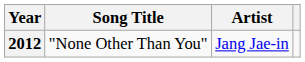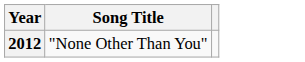- column: (252, 17)
